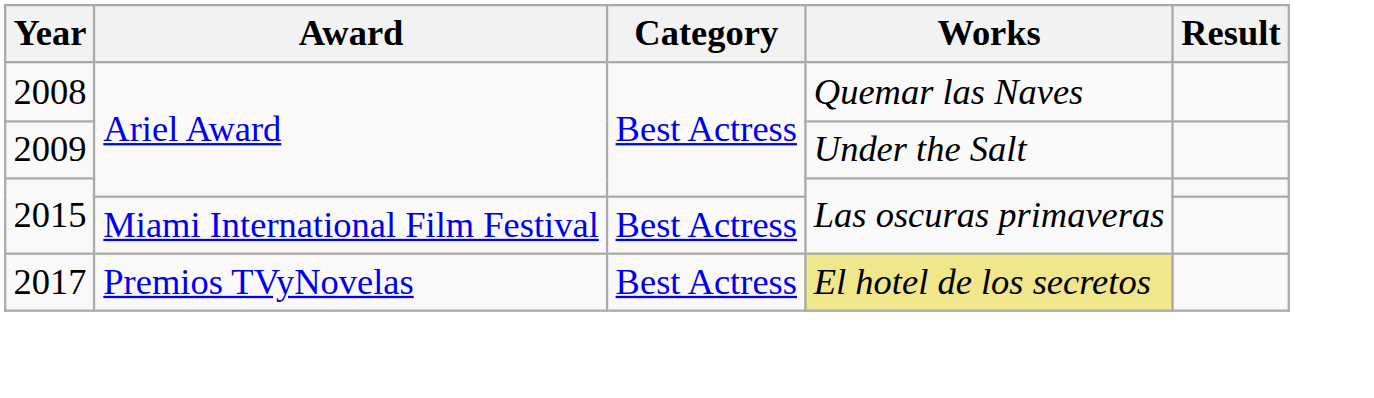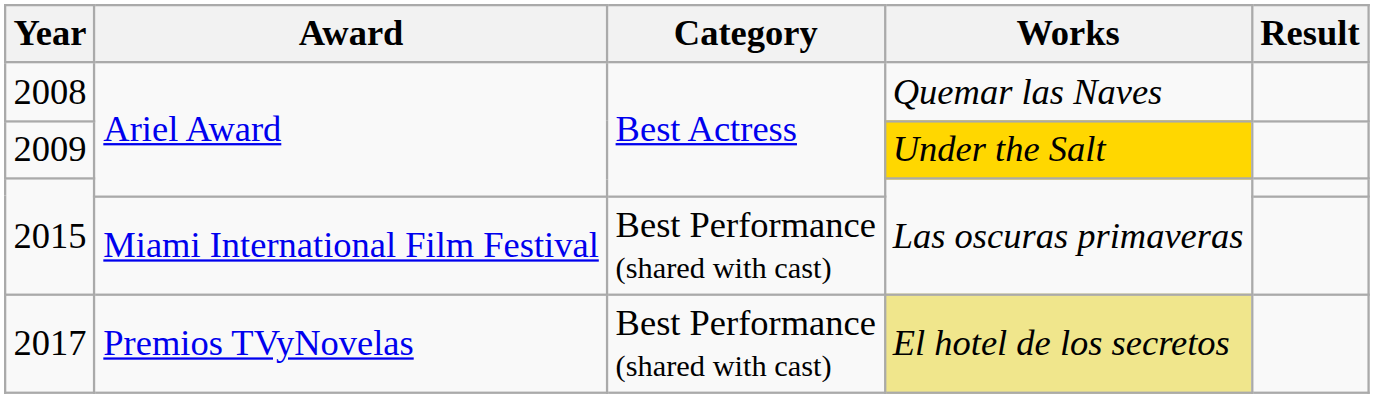(920, 149) no background -> (999, 149) gold background
(706, 223) Best Actress -> (746, 244) Best Performance (shared with cast)
(706, 281) Best Actress -> (746, 343) Best Performance (shared with cast)
